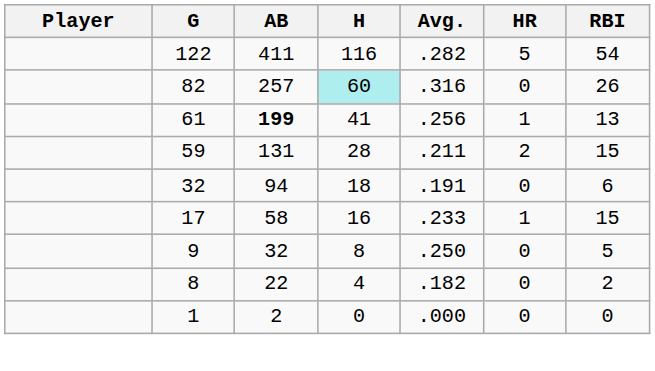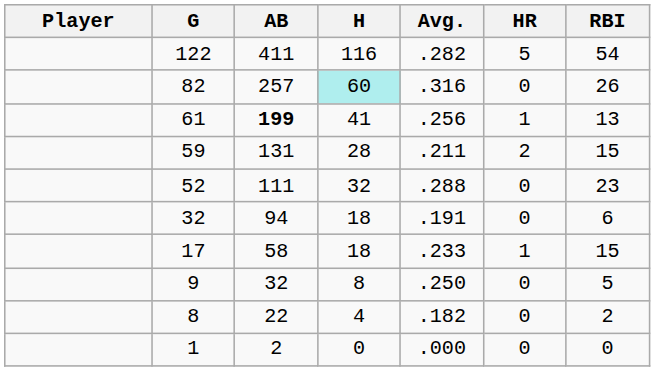+ row: (193, 185)
(359, 218) 16 -> (359, 251) 18
